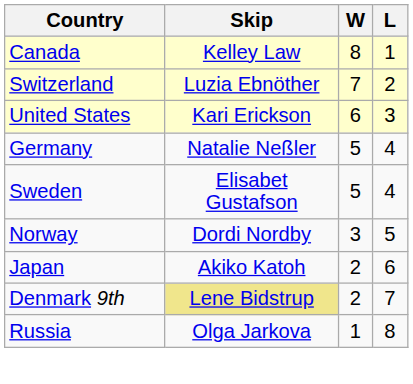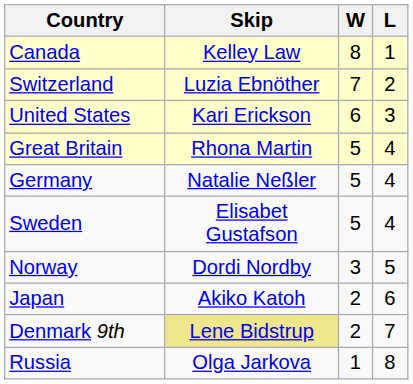+ row: (66, 148)
